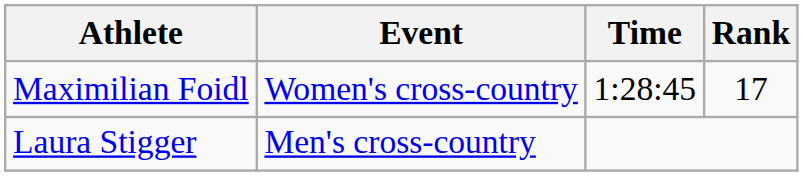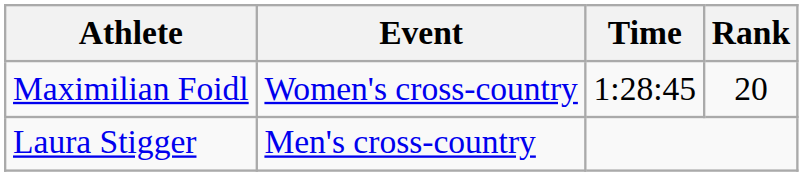(751, 87) 17 -> (751, 87) 20
